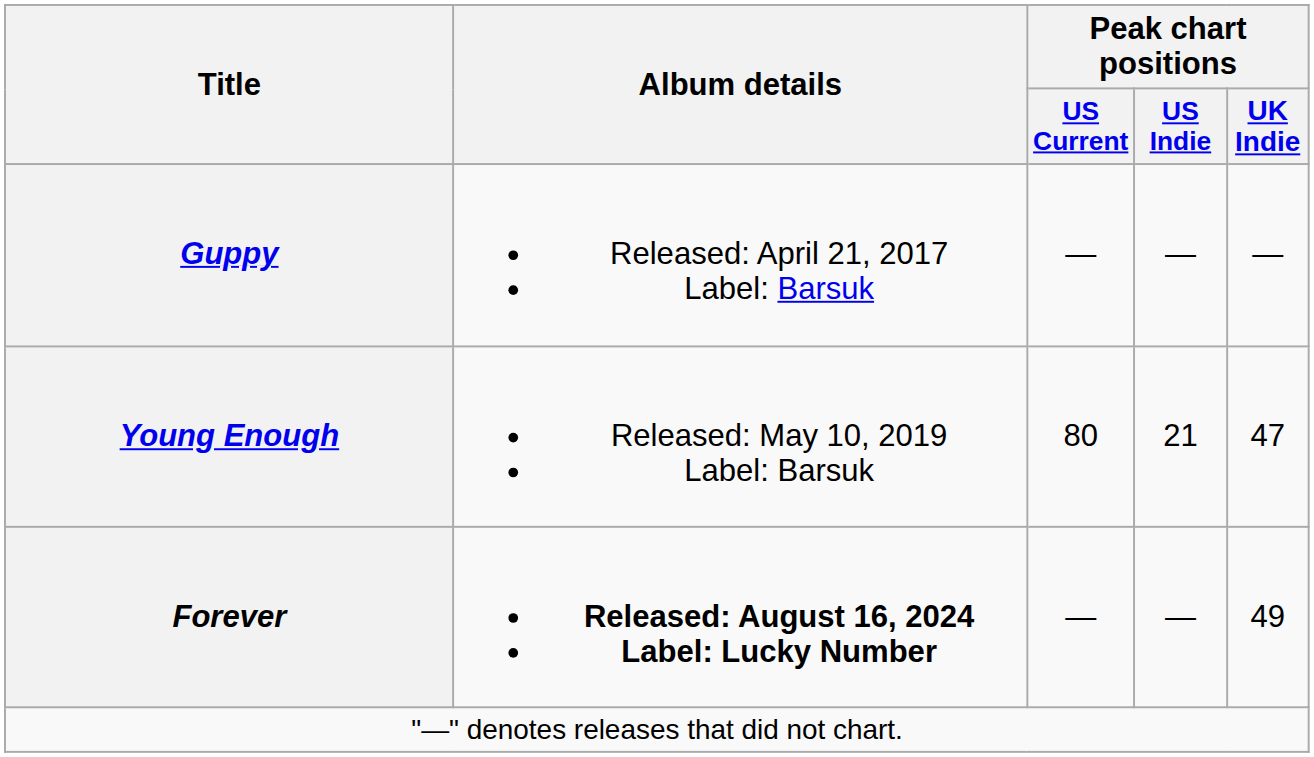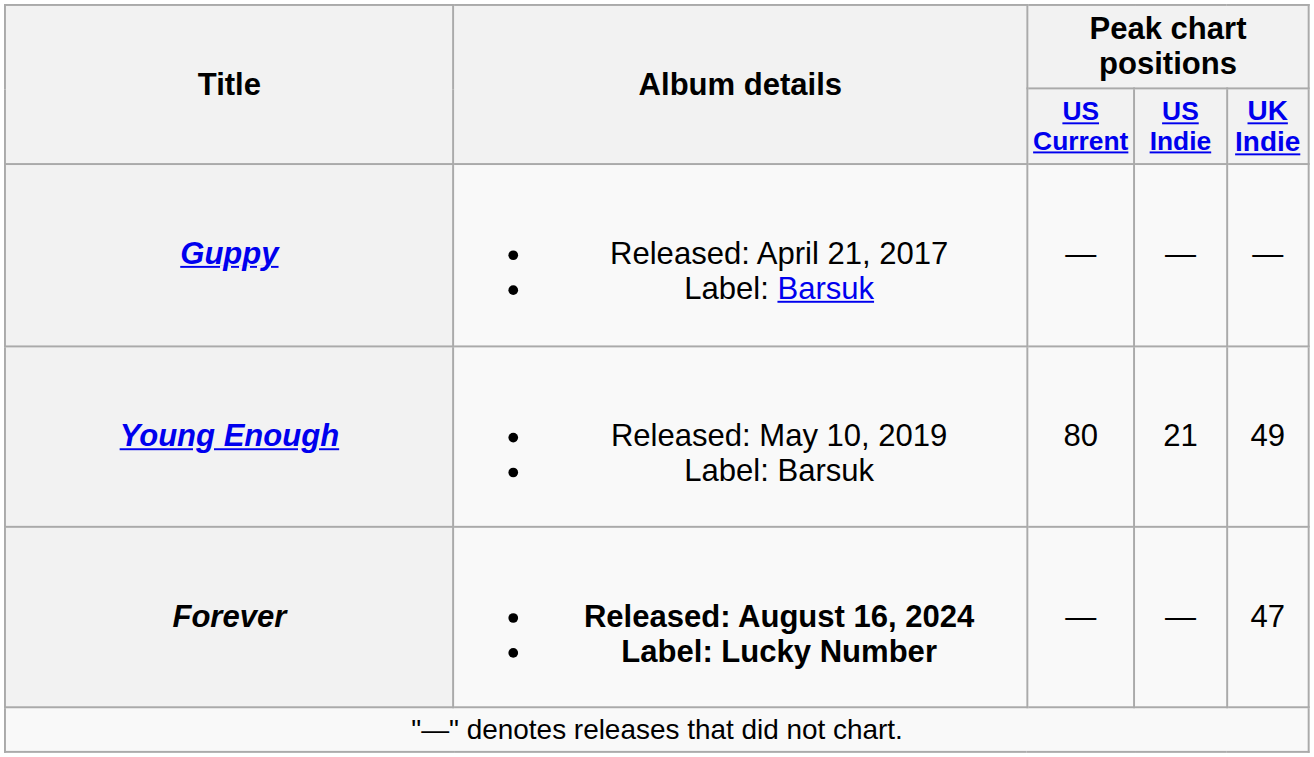(1268, 435) 47 -> (1268, 435) 49
(1268, 616) 49 -> (1268, 616) 47
